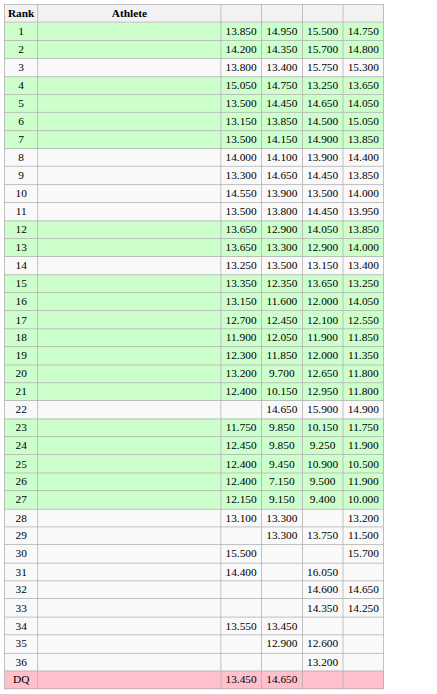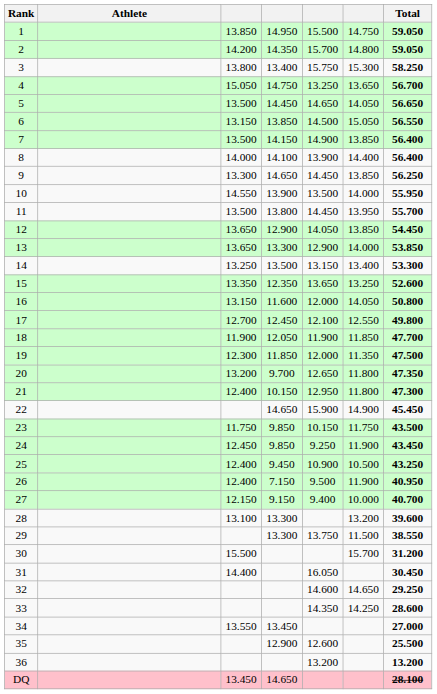+ column: (408, 13)
